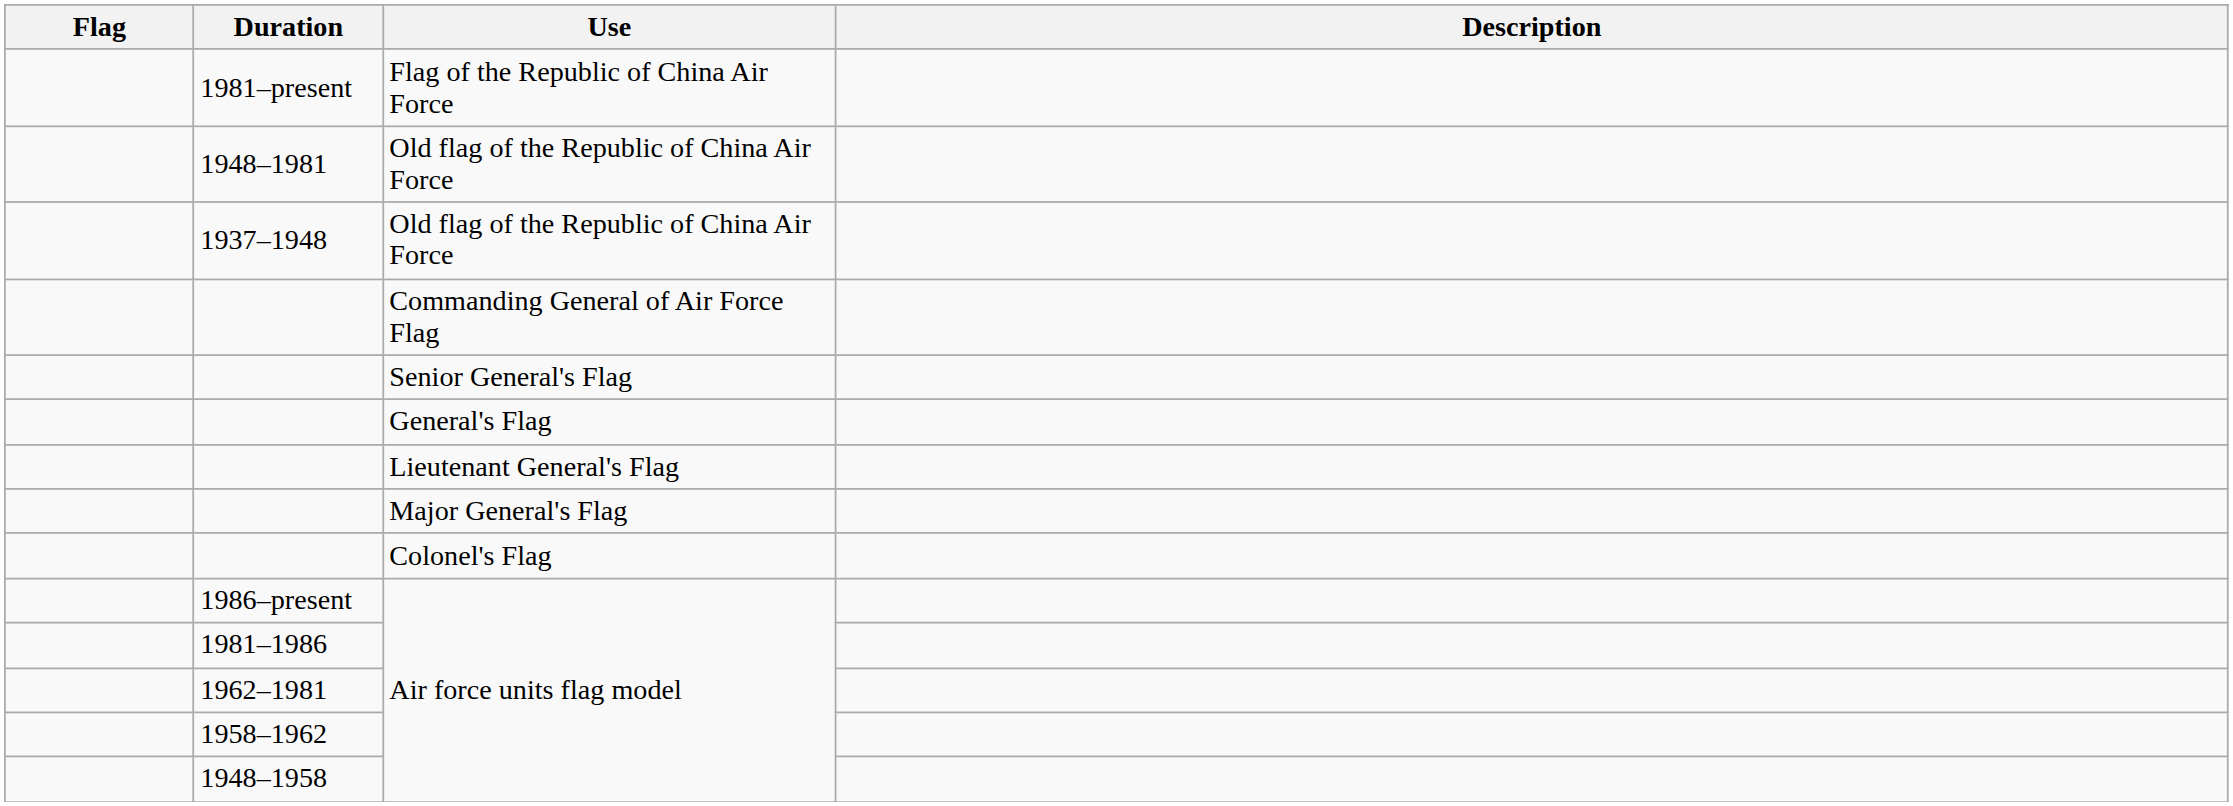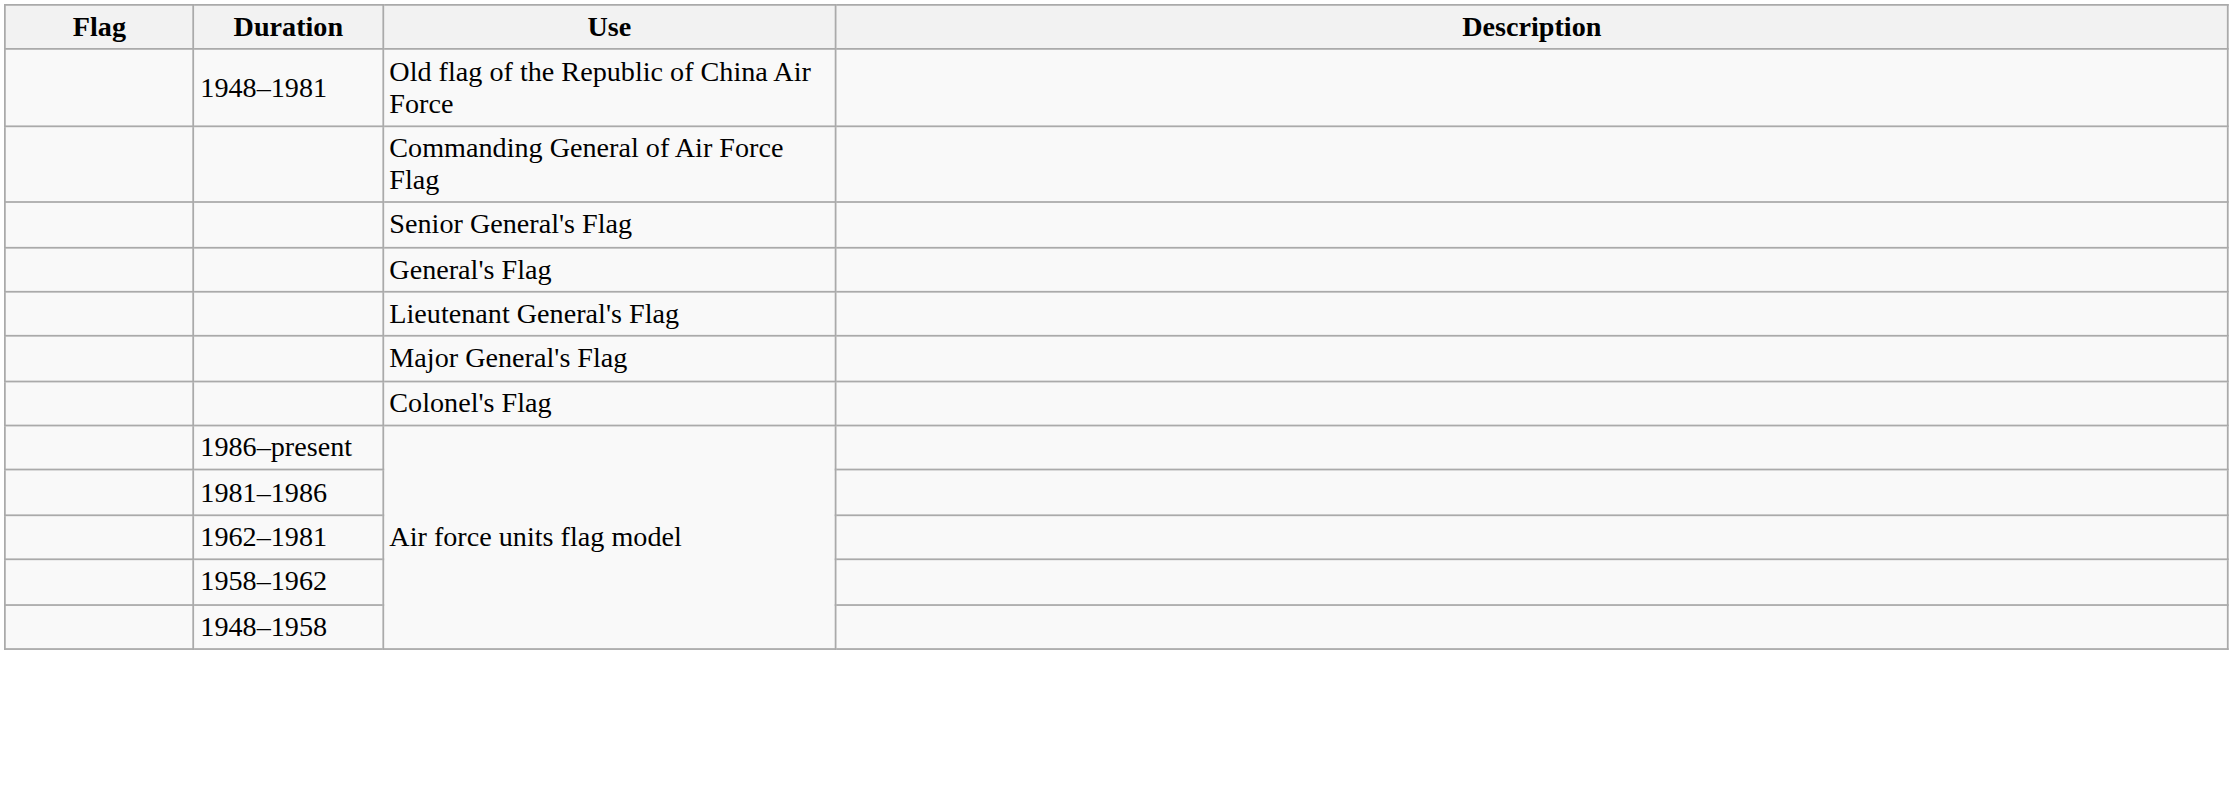- row: (276, 87)
- row: (264, 240)
